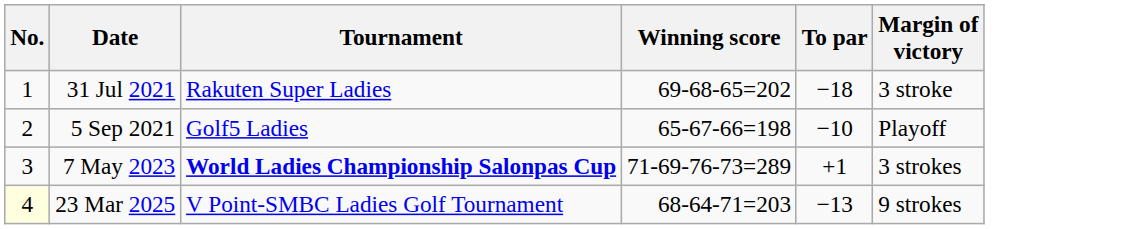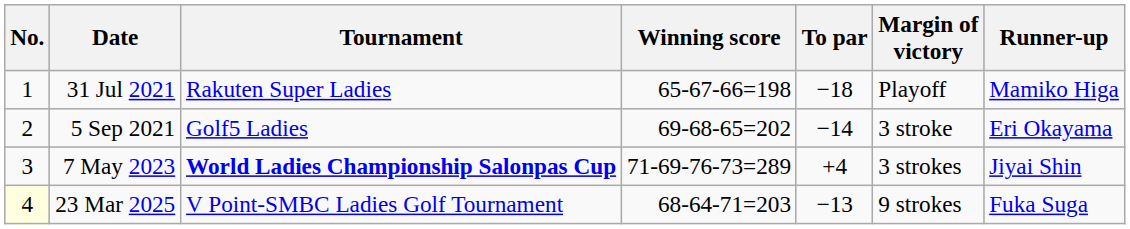+ column: (1054, 37)
(724, 89) 69-68-65=202 -> (724, 89) 65-67-66=198
(915, 89) 3 stroke -> (912, 89) Playoff
(724, 128) 65-67-66=198 -> (724, 128) 69-68-65=202
(835, 128) −10 -> (835, 128) −14
(912, 128) Playoff -> (915, 128) 3 stroke
(835, 166) +1 -> (835, 166) +4
